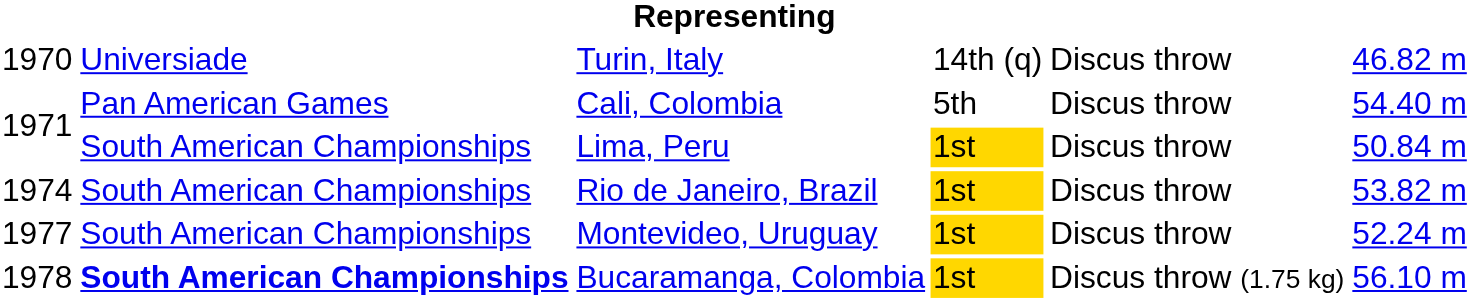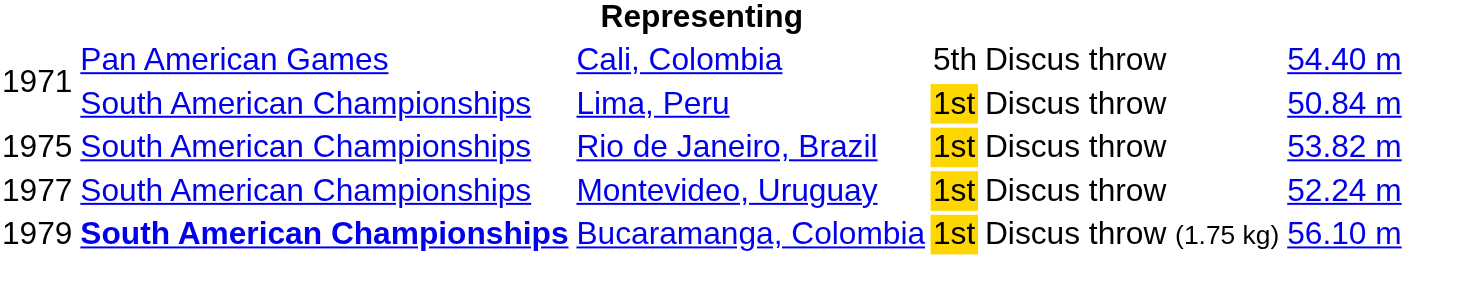- row: (650, 59)
(37, 190) 1974 -> (37, 146) 1975
(37, 277) 1978 -> (37, 234) 1979
